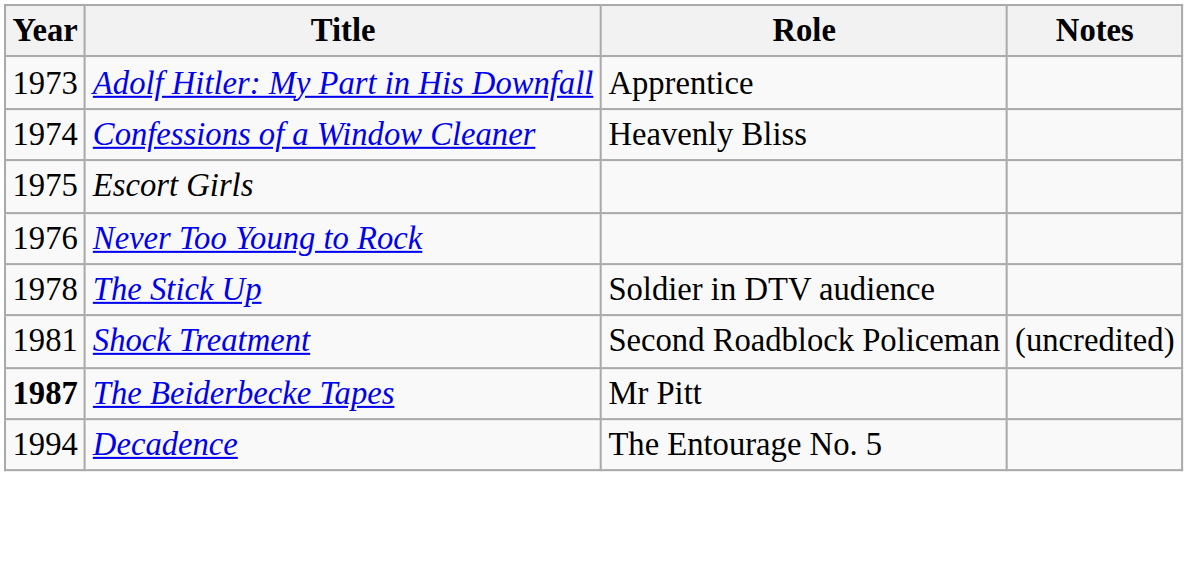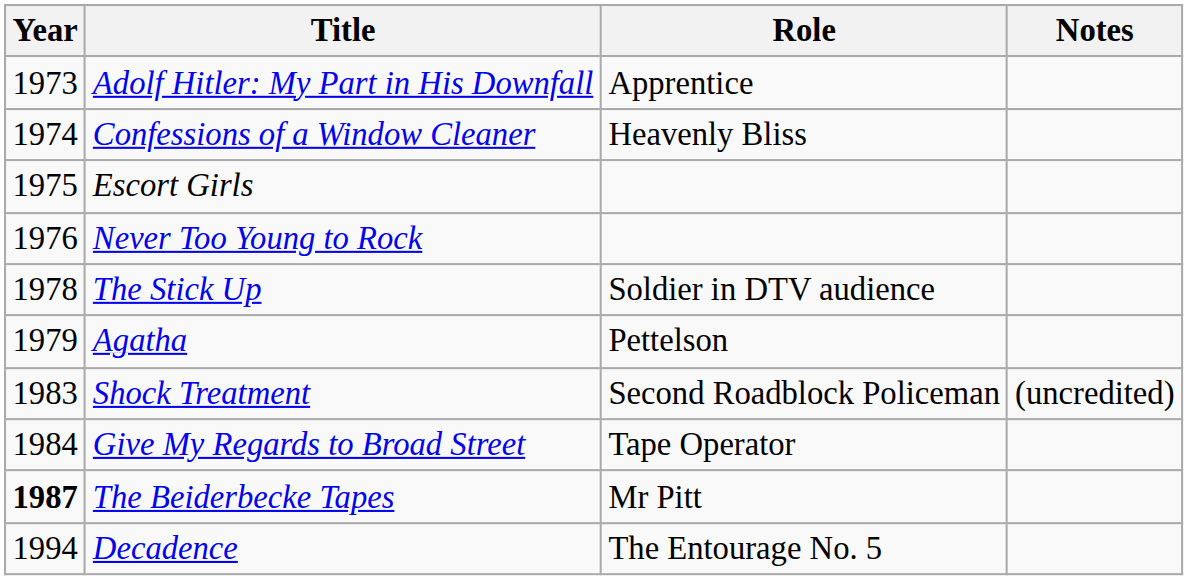+ row: (140, 340)
(45, 340) 1981 -> (45, 392) 1983
+ row: (309, 444)
